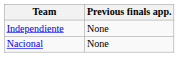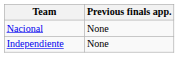rows swapped: (25, 44) <-> (35, 28)
